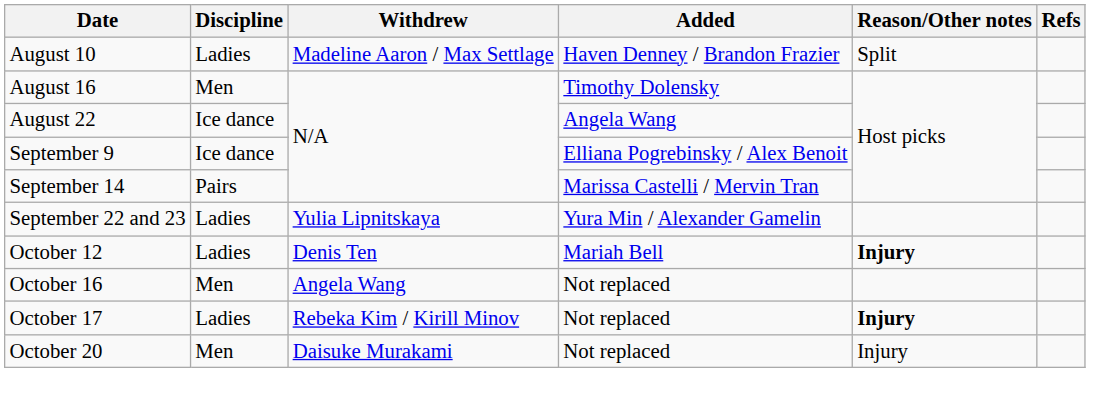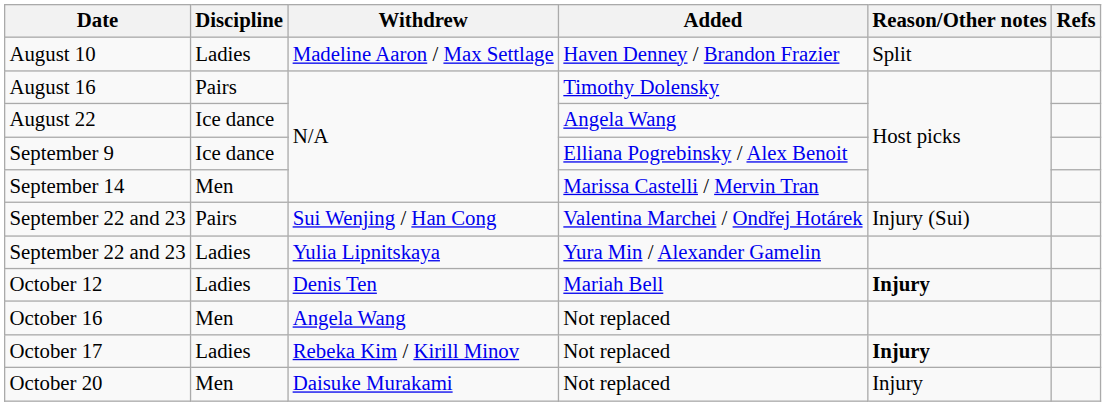(214, 86) Men -> (216, 86) Pairs
(216, 185) Pairs -> (214, 185) Men
+ row: (98, 218)
